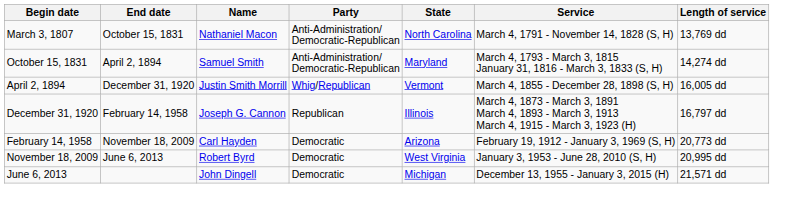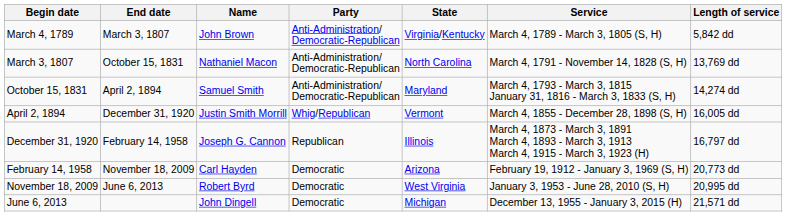+ row: (40, 35)
